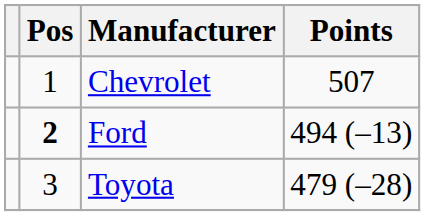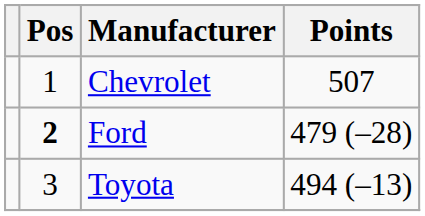(351, 133) 494 (–13) -> (351, 133) 479 (–28)
(351, 184) 479 (–28) -> (351, 184) 494 (–13)
